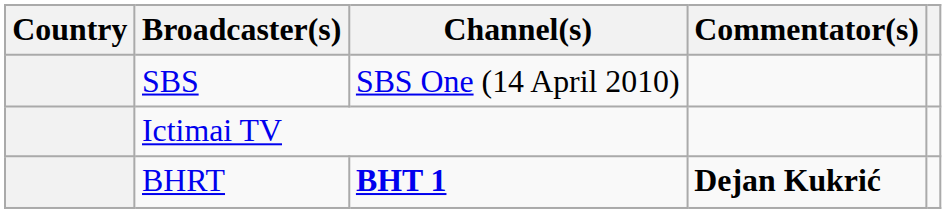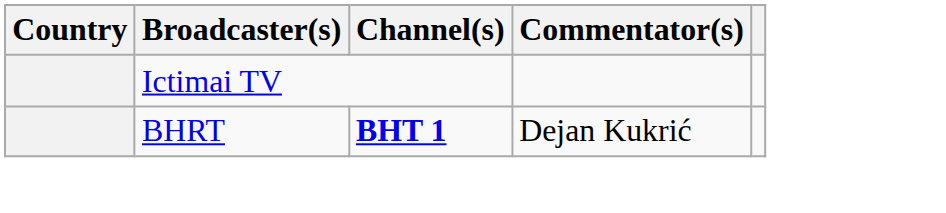- row: (170, 80)
(788, 181) bold -> (605, 130) normal
